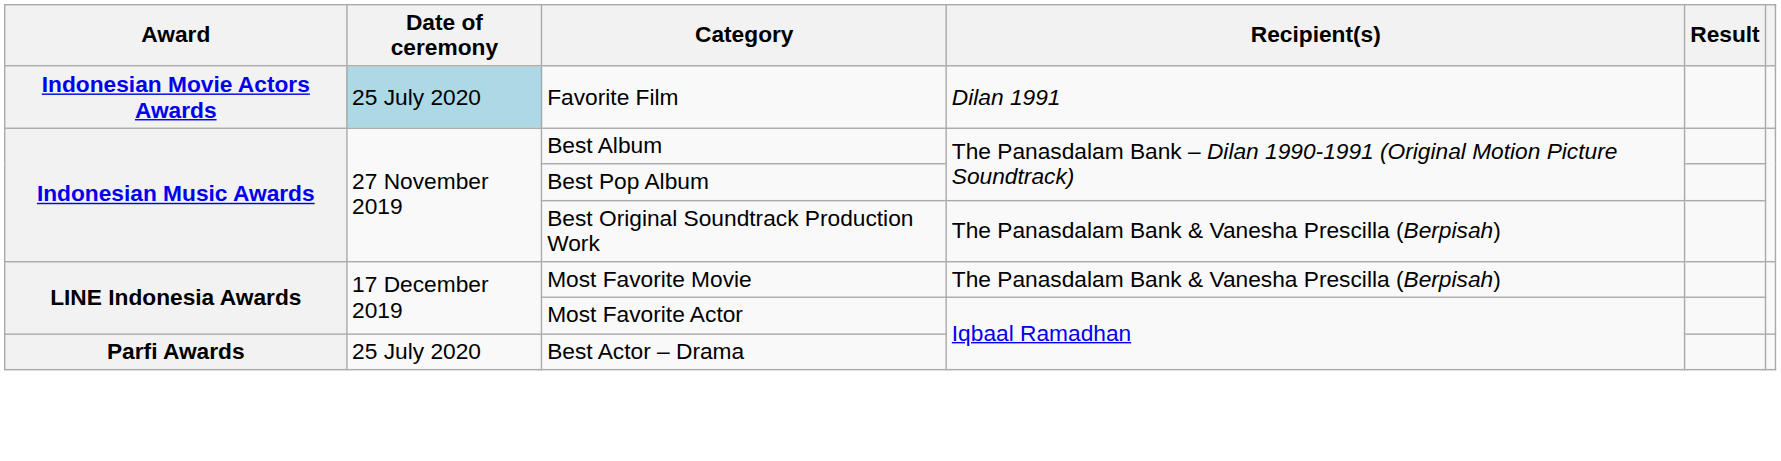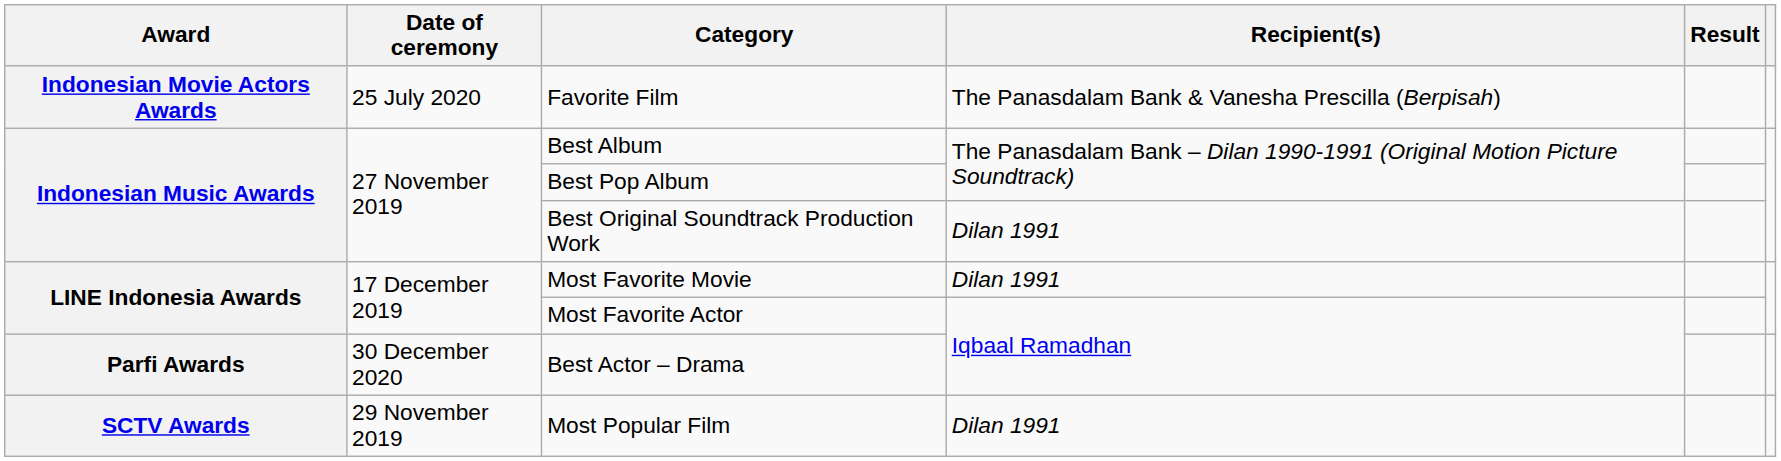(416, 96) lightblue background -> (416, 96) no background
(1006, 96) Dilan 1991 -> (1226, 96) The Panasdalam Bank & Vanesha Prescilla (Berpisah)
(1226, 230) The Panasdalam Bank & Vanesha Prescilla (Berpisah) -> (1006, 230) Dilan 1991
(1226, 279) The Panasdalam Bank & Vanesha Prescilla (Berpisah) -> (1006, 279) Dilan 1991
(416, 351) 25 July 2020 -> (420, 364) 30 December 2020
+ row: (639, 425)
